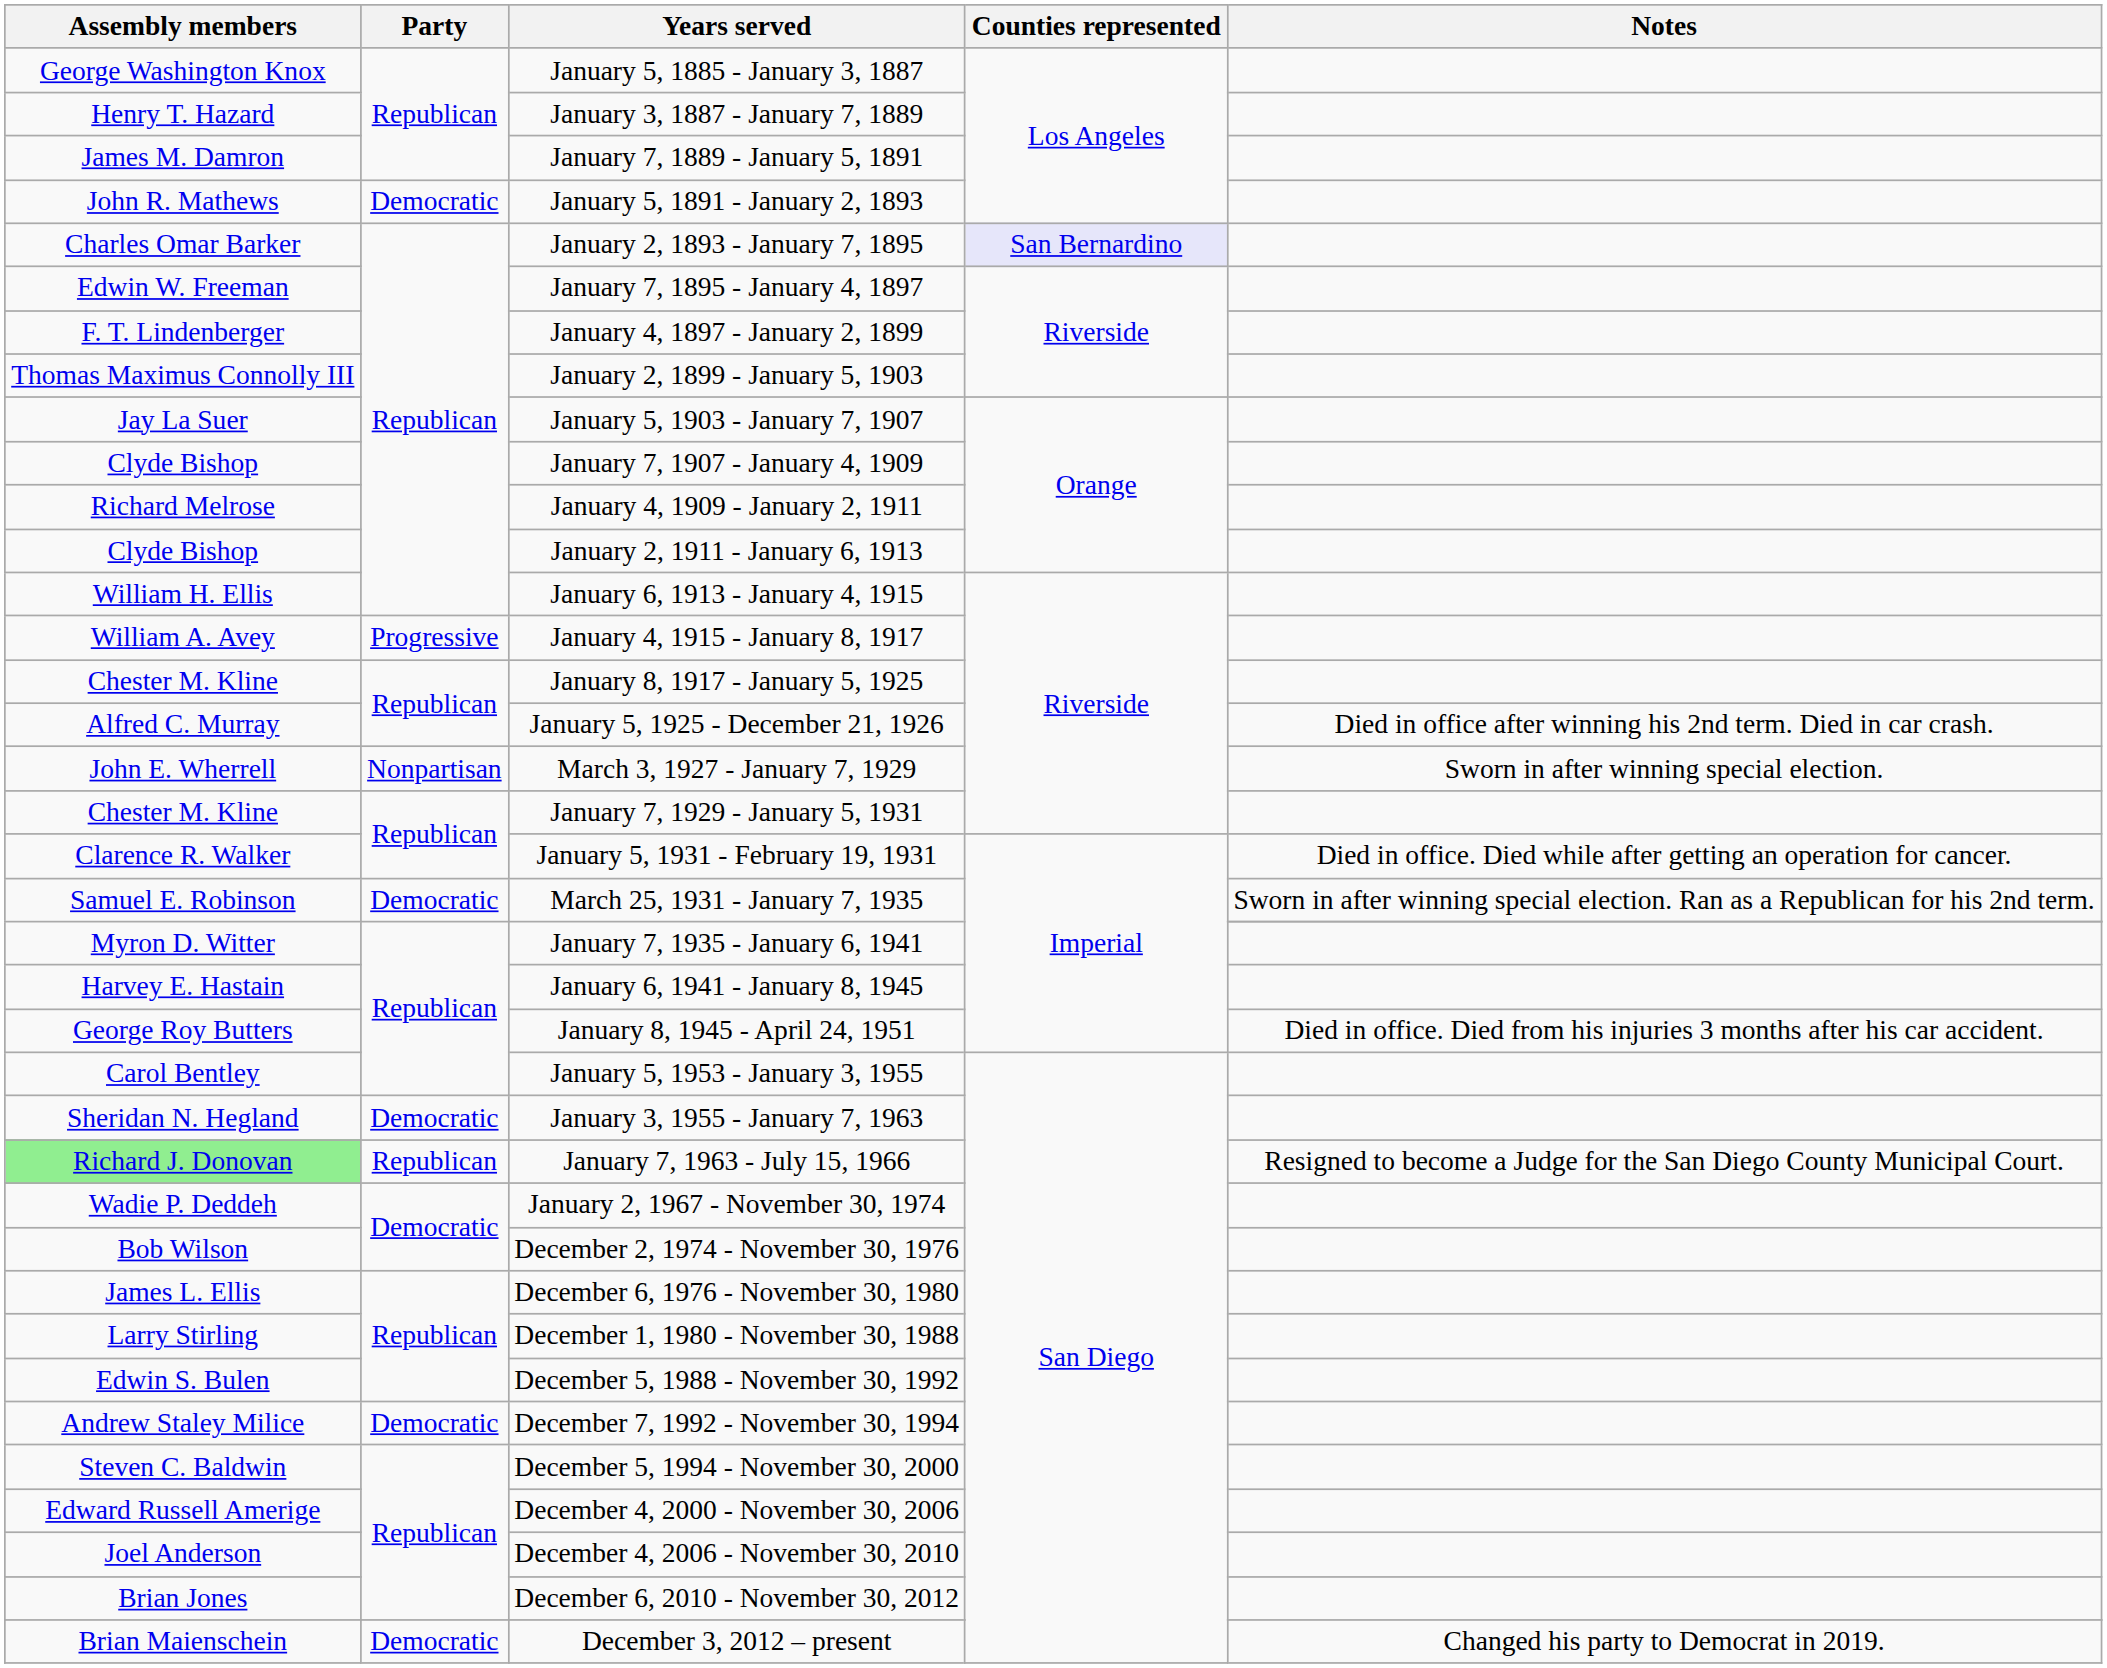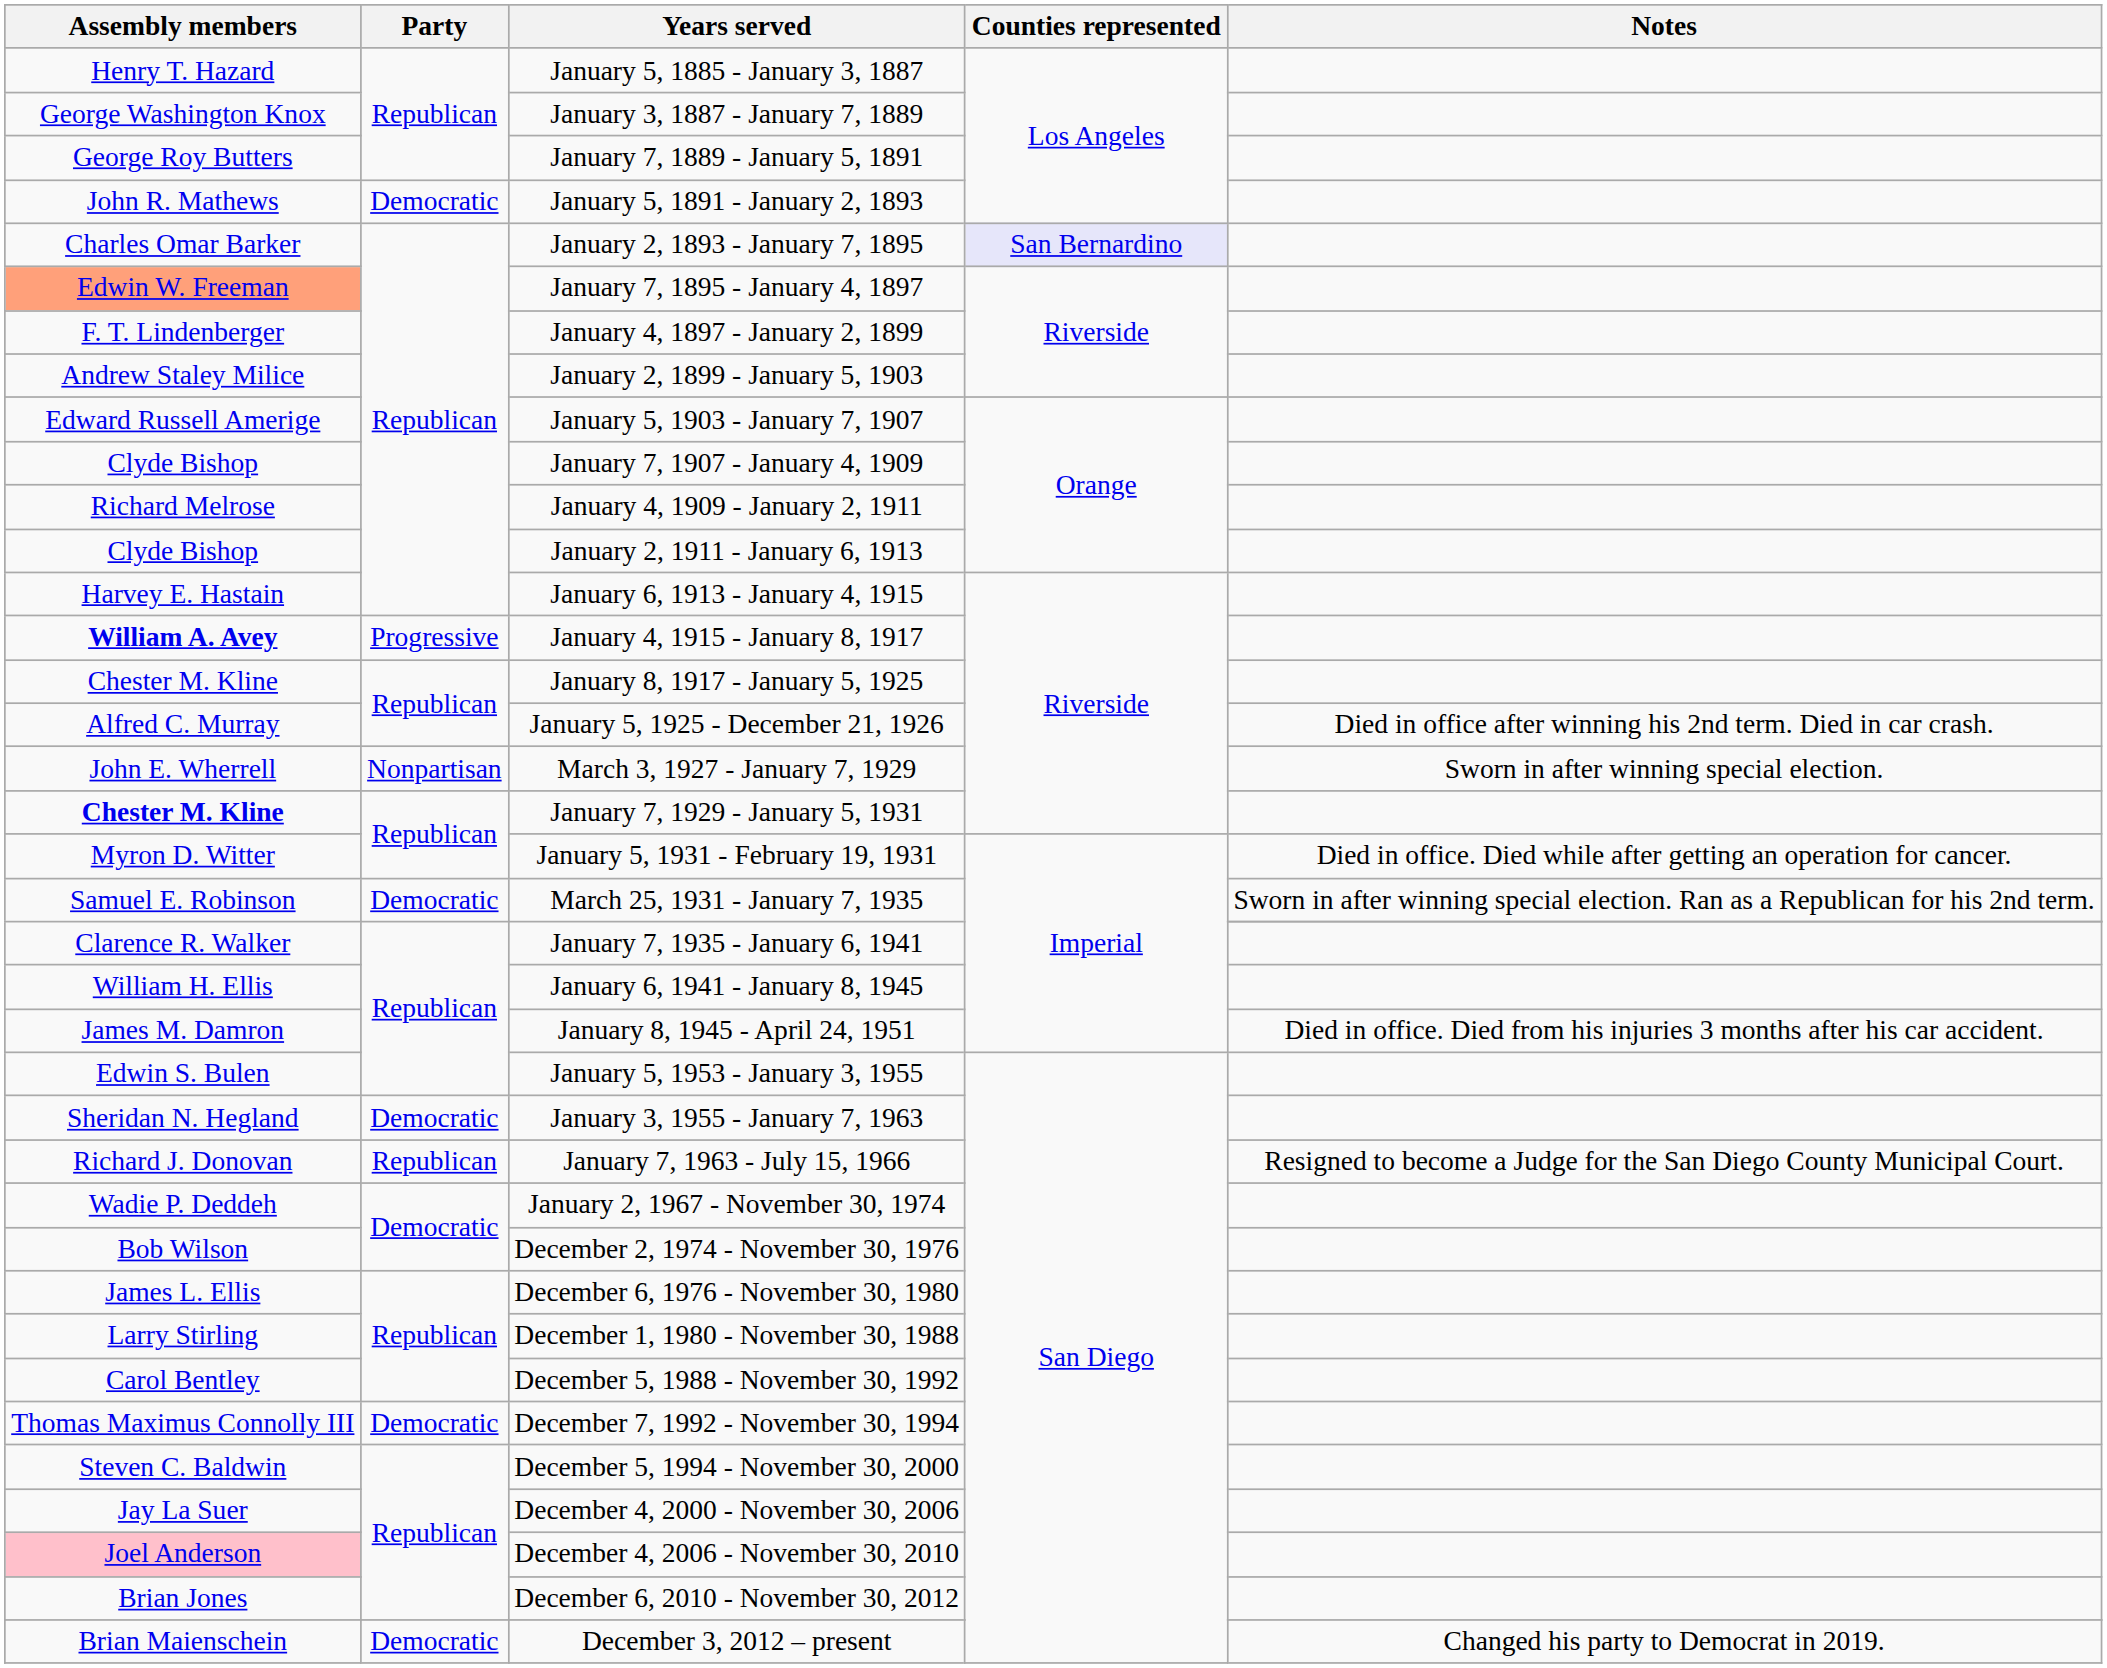(183, 69) George Washington Knox -> (183, 69) Henry T. Hazard
(183, 113) Henry T. Hazard -> (183, 113) George Washington Knox
(183, 157) James M. Damron -> (183, 157) George Roy Butters
(183, 288) no background -> (183, 288) lightsalmon background
(183, 375) Thomas Maximus Connolly III -> (183, 375) Andrew Staley Milice
(183, 419) Jay La Suer -> (183, 419) Edward Russell Amerige
(183, 593) William H. Ellis -> (183, 593) Harvey E. Hastain
(183, 637) normal -> (183, 637) bold
(183, 811) normal -> (183, 811) bold
(183, 855) Clarence R. Walker -> (183, 855) Myron D. Witter
(183, 942) Myron D. Witter -> (183, 942) Clarence R. Walker
(183, 986) Harvey E. Hastain -> (183, 986) William H. Ellis
(183, 1030) George Roy Butters -> (183, 1030) James M. Damron
(183, 1073) Carol Bentley -> (183, 1073) Edwin S. Bulen
(183, 1161) lightgreen background -> (183, 1161) no background
(183, 1379) Edwin S. Bulen -> (183, 1379) Carol Bentley
(183, 1422) Andrew Staley Milice -> (183, 1422) Thomas Maximus Connolly III
(183, 1510) Edward Russell Amerige -> (183, 1510) Jay La Suer
(183, 1553) no background -> (183, 1553) pink background
